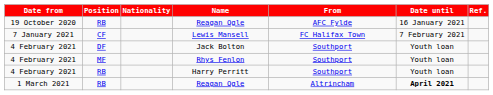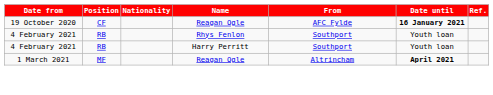(101, 22) RB -> (101, 22) CF
(432, 22) normal -> (432, 22) bold
- row: (43, 34)
- row: (43, 47)
(101, 59) MF -> (101, 34) RB
(101, 83) RB -> (101, 59) MF
